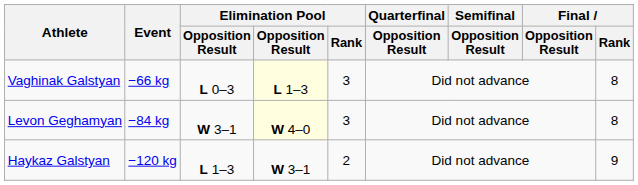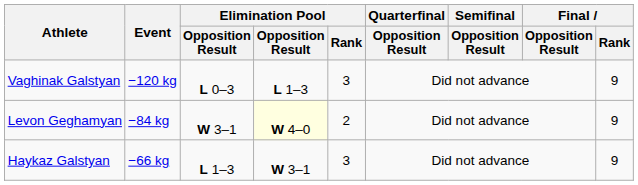(149, 81) −66 kg -> (153, 81) −120 kg
(291, 90) lightyellow background -> (291, 90) no background
(615, 81) 8 -> (615, 81) 9
(346, 121) 3 -> (346, 121) 2
(615, 121) 8 -> (615, 121) 9
(153, 161) −120 kg -> (149, 161) −66 kg
(346, 161) 2 -> (346, 161) 3
